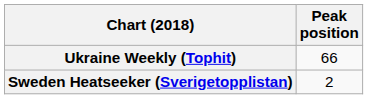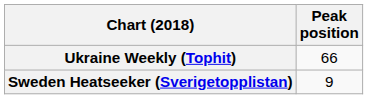(329, 81) 2 -> (329, 81) 9
